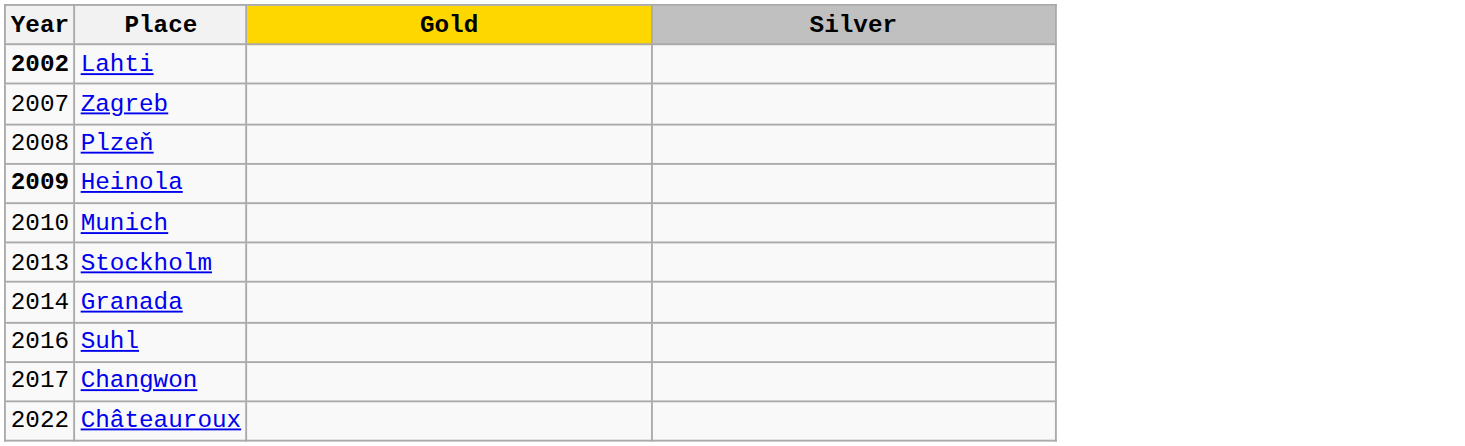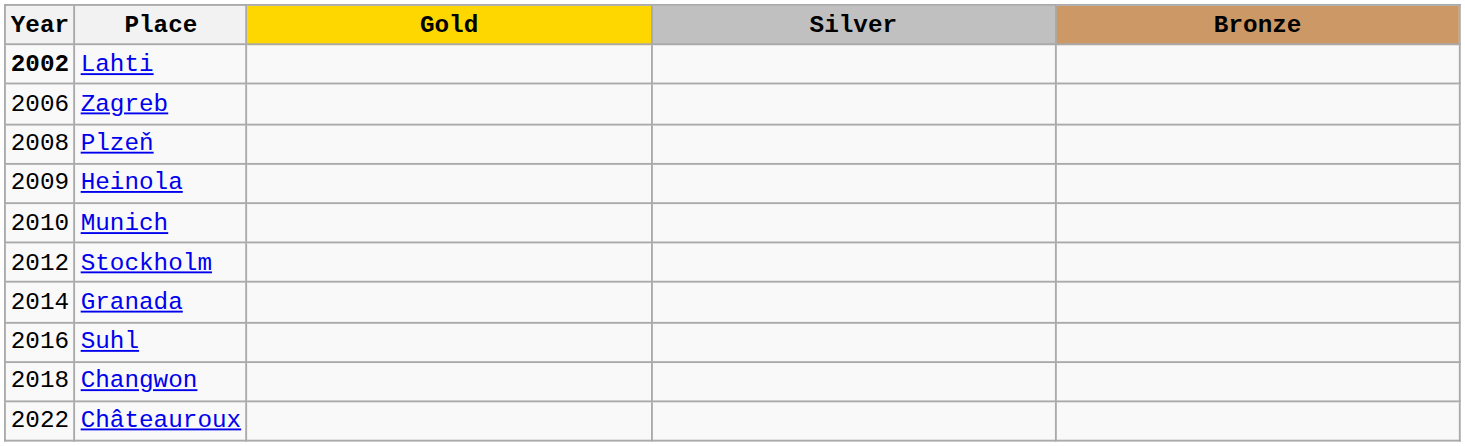+ column: (1258, 25)
(40, 104) 2007 -> (40, 104) 2006
(40, 183) bold -> (40, 183) normal
(40, 262) 2013 -> (40, 262) 2012
(40, 381) 2017 -> (40, 381) 2018
